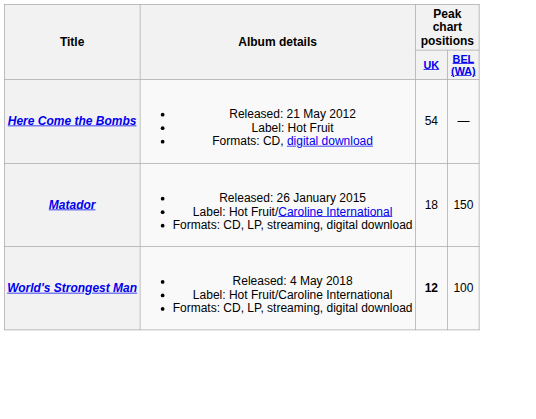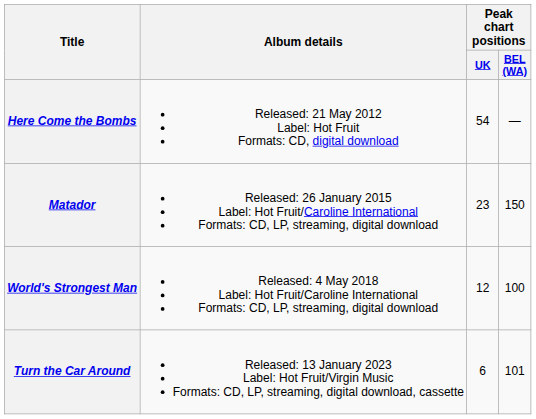(431, 204) 18 -> (483, 204) 23
(431, 288) bold -> (483, 288) normal
+ row: (72, 371)
